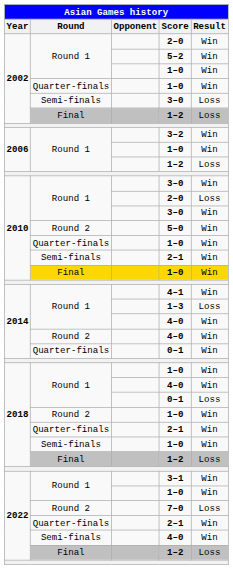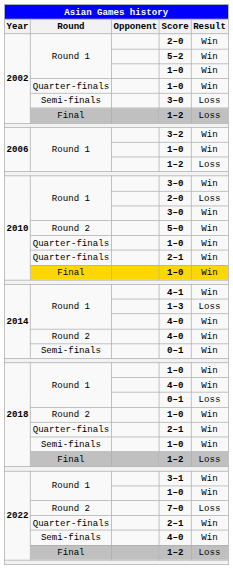(71, 258) Semi-finals -> (71, 258) Quarter-finals
(71, 351) Quarter-finals -> (71, 351) Semi-finals
